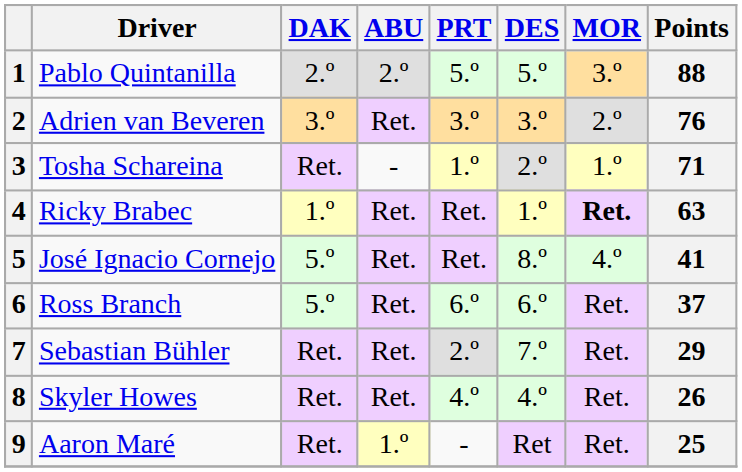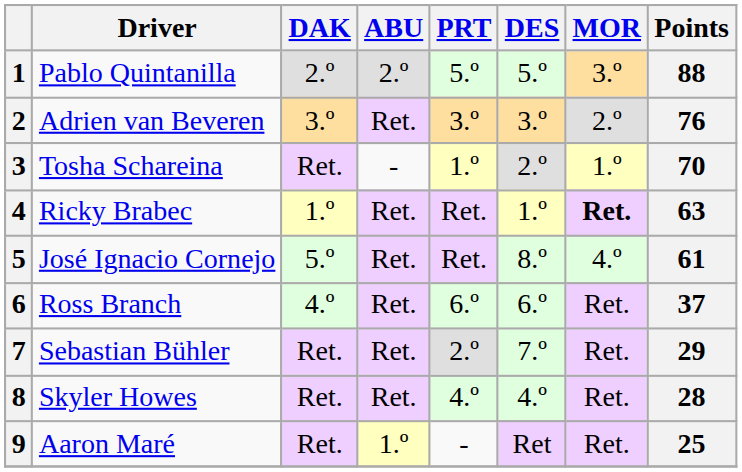(692, 165) 71 -> (692, 165) 70
(692, 258) 41 -> (692, 258) 61
(320, 304) 5.º -> (320, 304) 4.º
(692, 396) 26 -> (692, 396) 28
